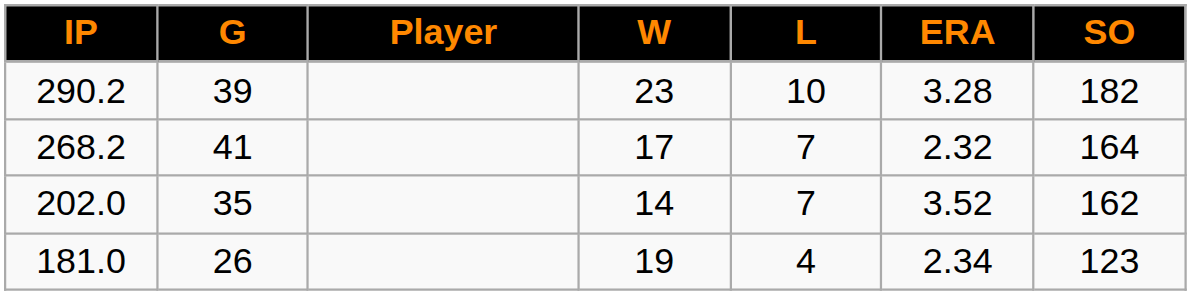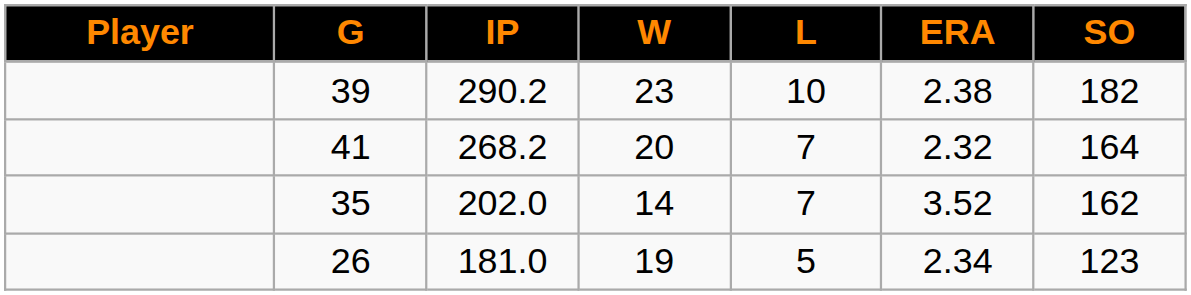columns swapped: (443, 32) <-> (81, 32)
(958, 89) 3.28 -> (958, 89) 2.38
(654, 146) 17 -> (654, 146) 20
(806, 260) 4 -> (806, 260) 5
